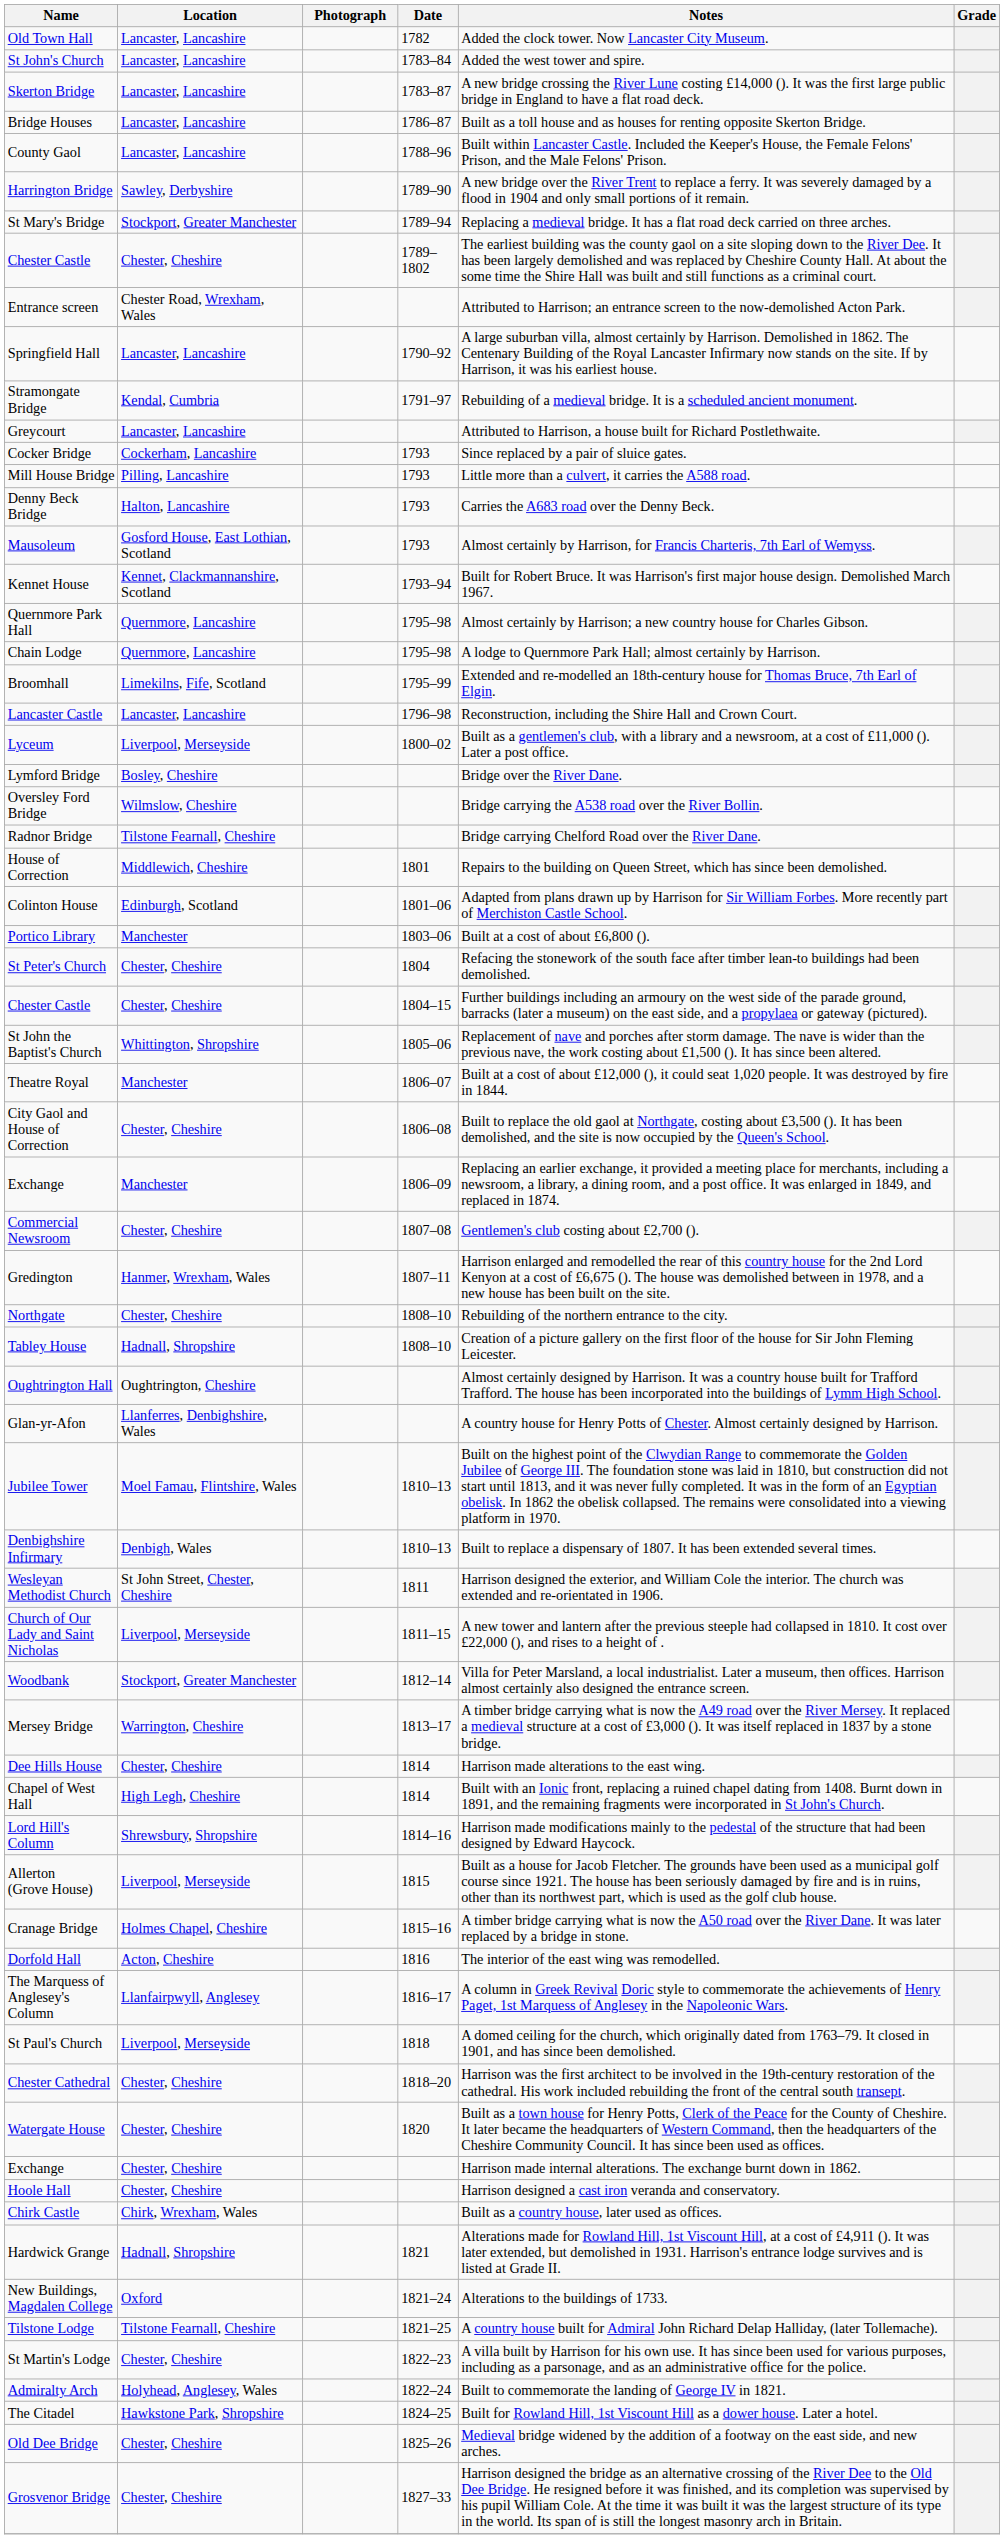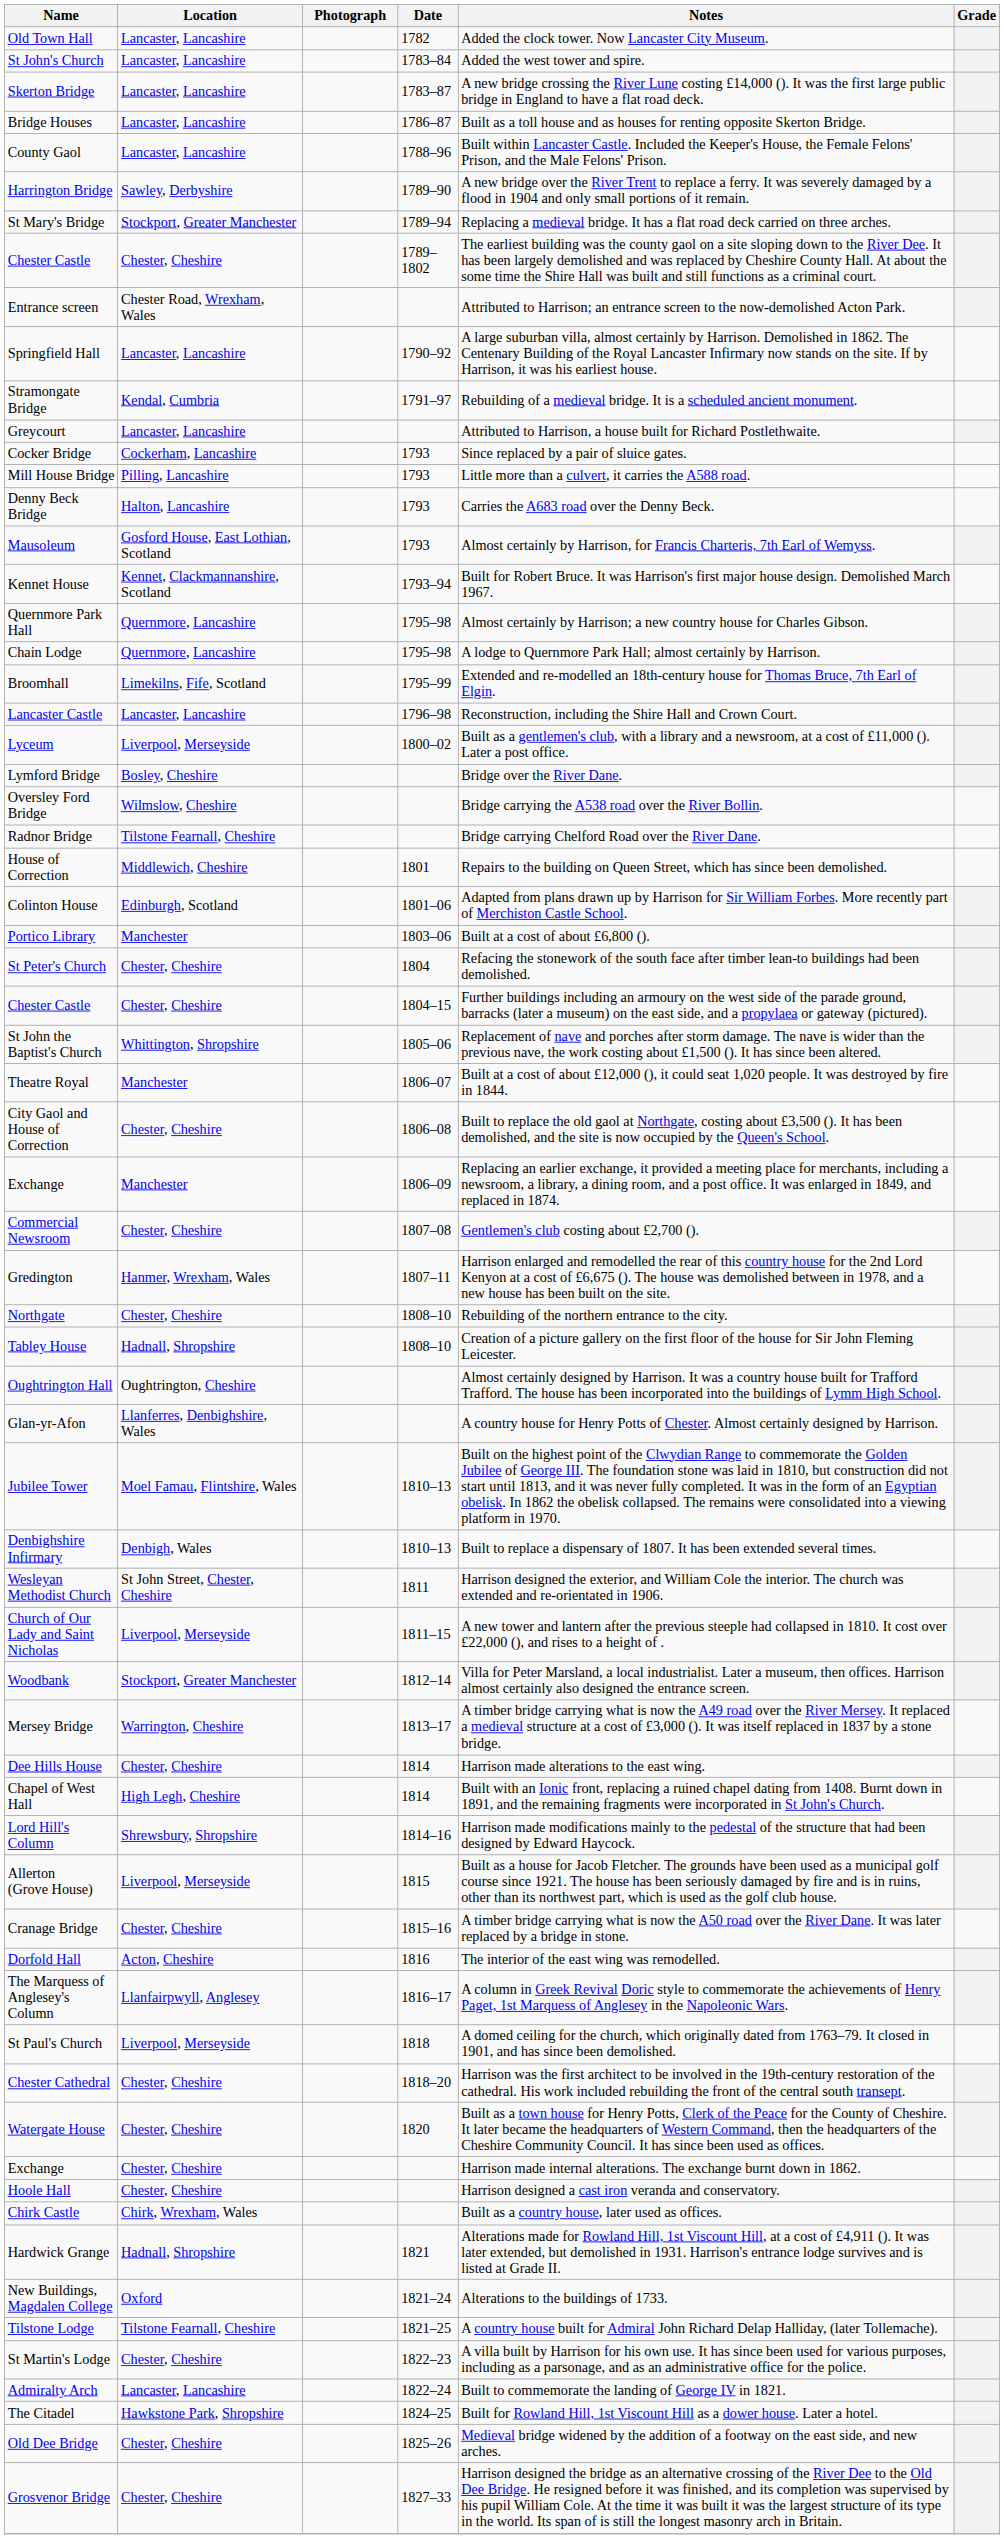(194, 1928) Holmes Chapel, Cheshire -> (171, 1928) Chester, Cheshire
(199, 2390) Holyhead, Anglesey, Wales -> (183, 2390) Lancaster, Lancashire
